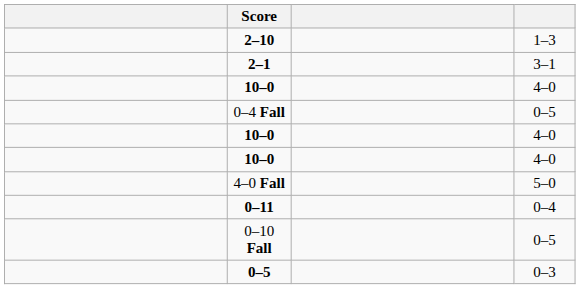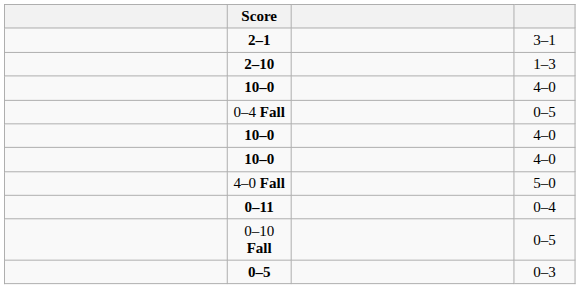rows swapped: (259, 40) <-> (259, 64)
